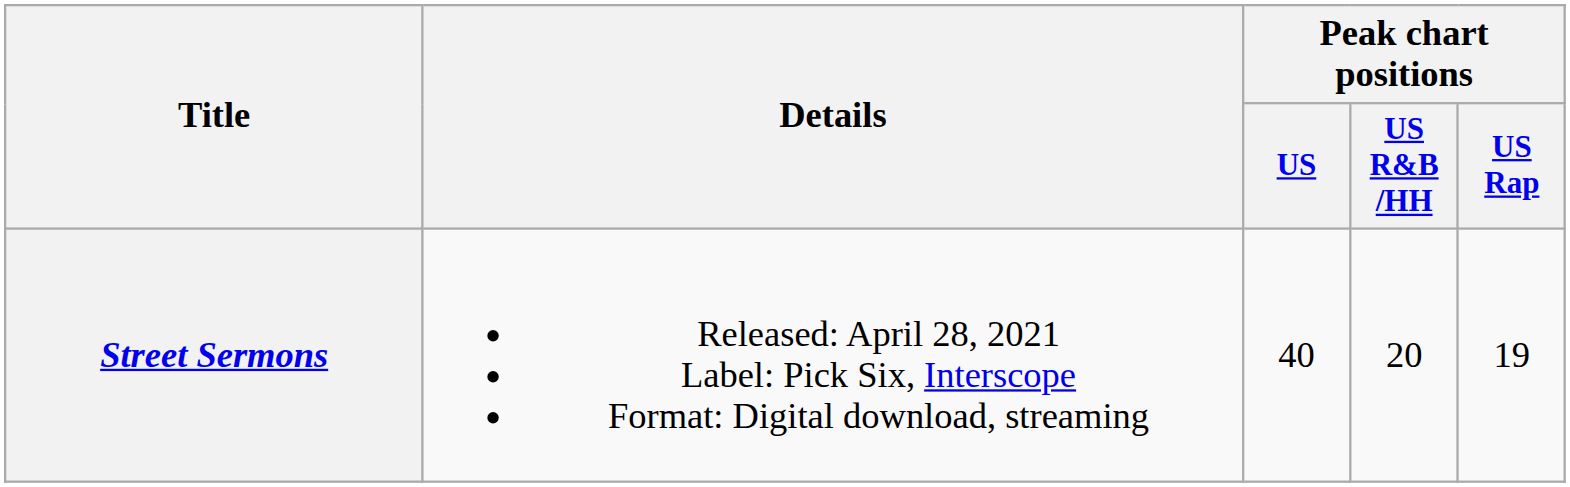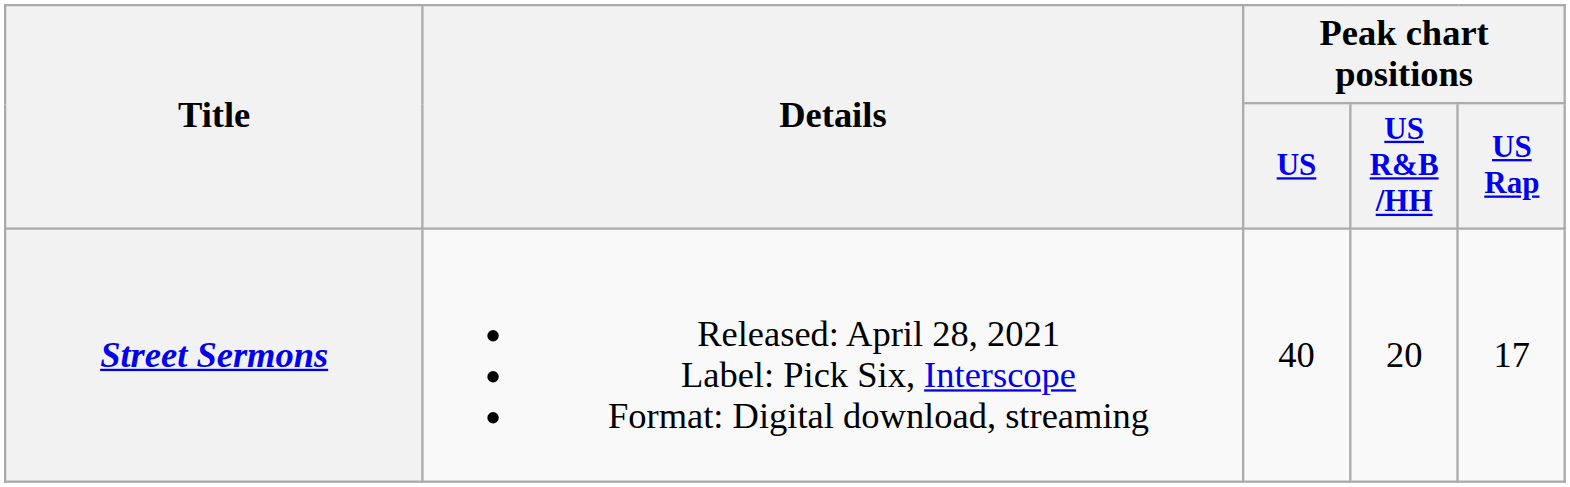(1512, 354) 19 -> (1512, 354) 17
